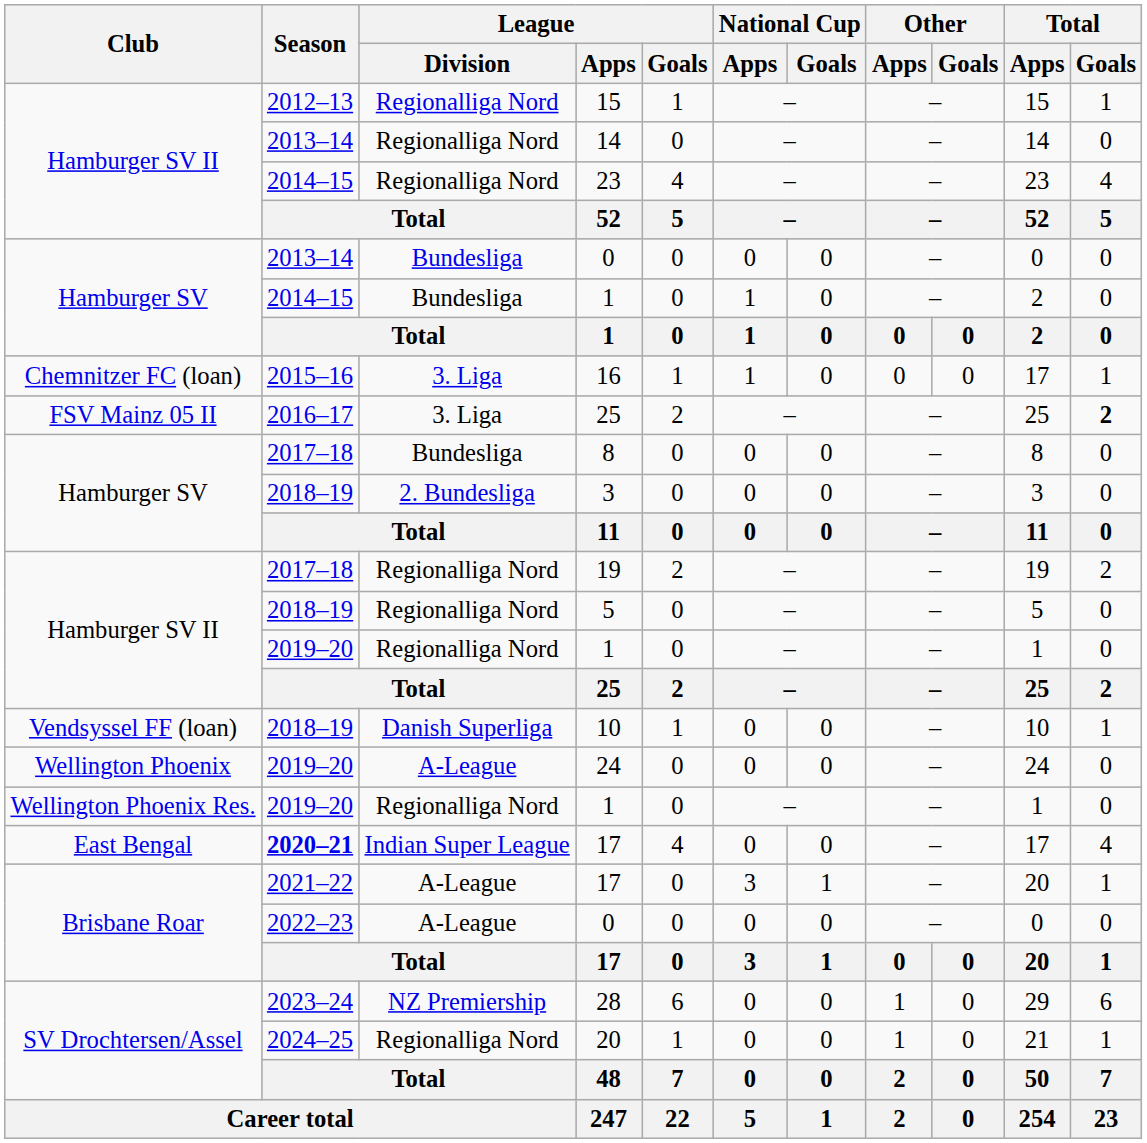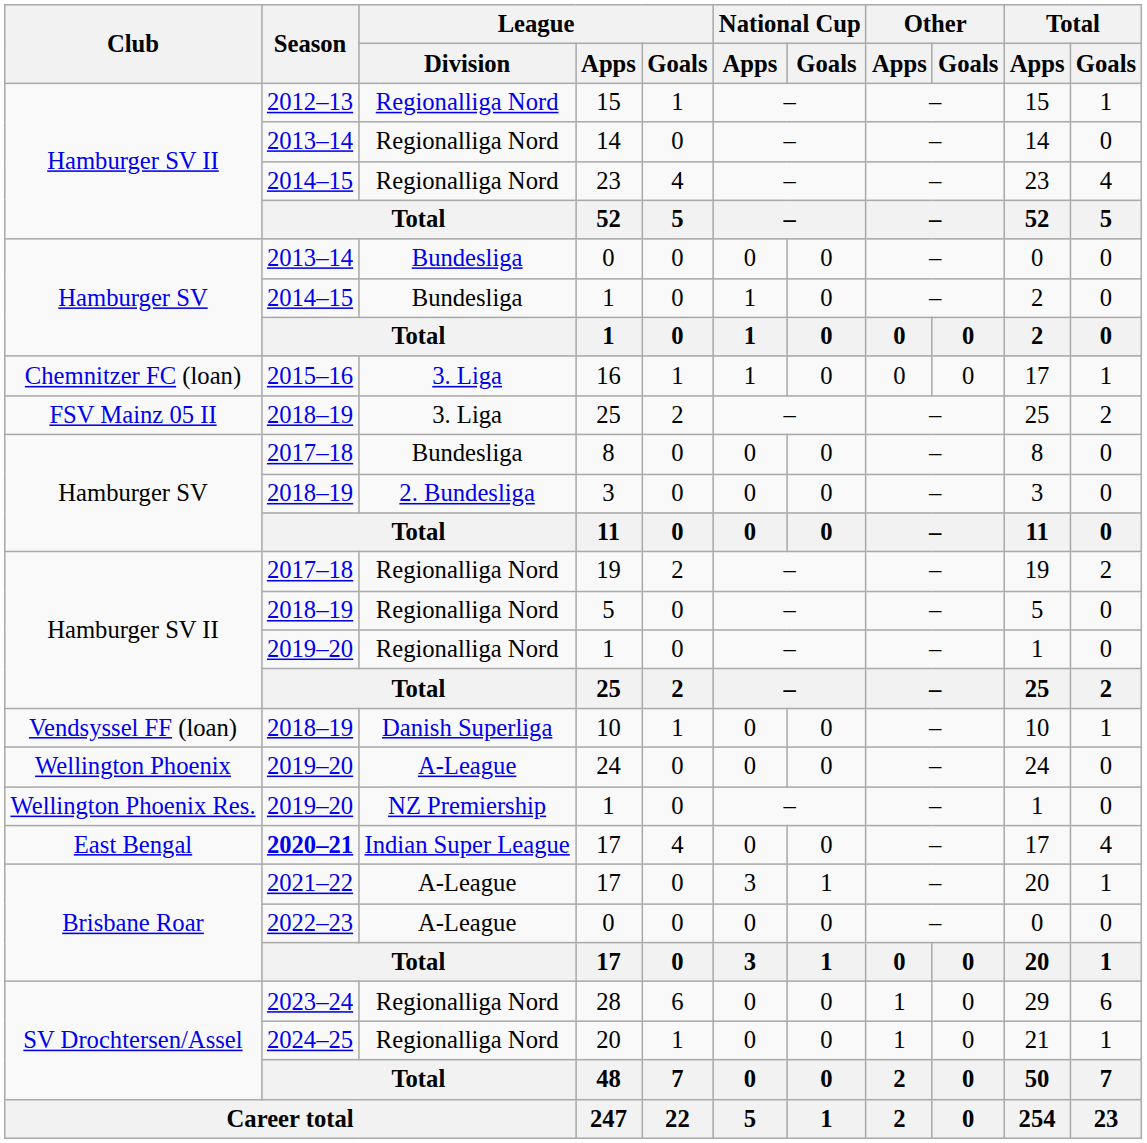(310, 414) 2016–17 -> (310, 414) 2018–19
(1106, 414) bold -> (1106, 414) normal
(467, 805) Regionalliga Nord -> (467, 805) NZ Premiership
(467, 1000) NZ Premiership -> (467, 1000) Regionalliga Nord
